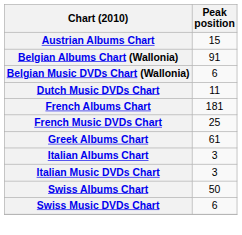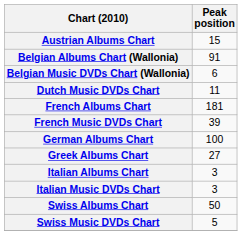(215, 123) 25 -> (215, 123) 39
+ row: (98, 139)
(215, 139) 61 -> (215, 156) 27
(215, 205) 6 -> (215, 222) 5
